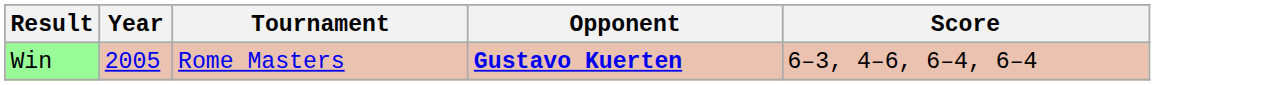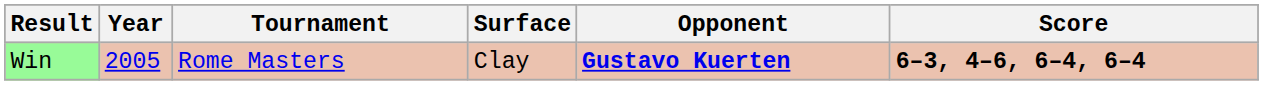+ column: (522, 24)
(912, 61) normal -> (1021, 61) bold
